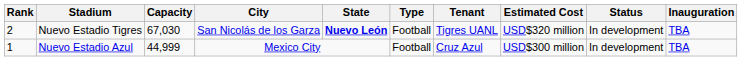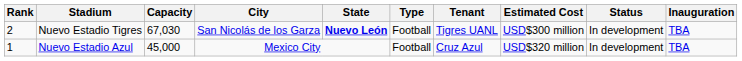(543, 30) USD$320 million -> (543, 30) USD$300 million
(164, 47) 44,999 -> (164, 47) 45,000
(543, 47) USD$300 million -> (543, 47) USD$320 million
